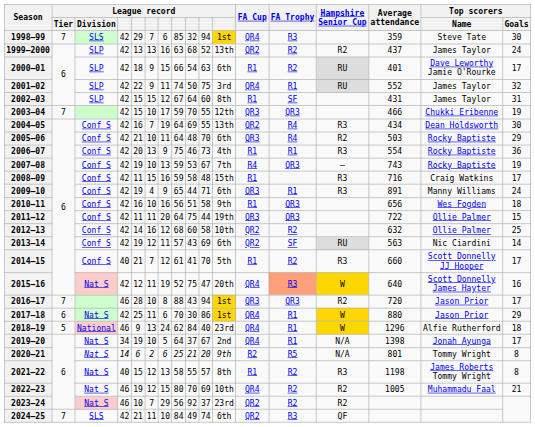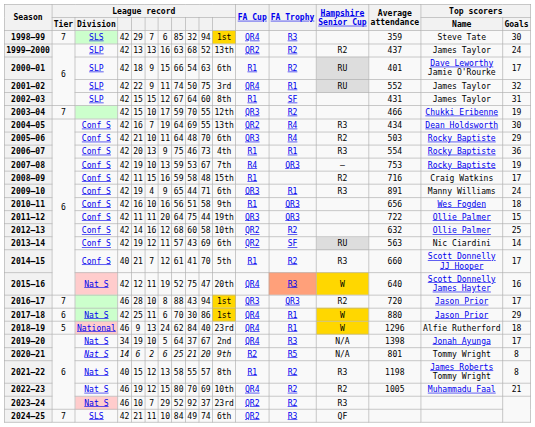(293, 112) QR3 -> (293, 112) R2
(395, 165) 743 -> (395, 165) 753
(342, 178) R3 -> (342, 178) R2
(293, 341) R1 -> (293, 341) R3
(179, 403) 56 -> (179, 403) 52
(342, 403) R2 -> (342, 403) R3
